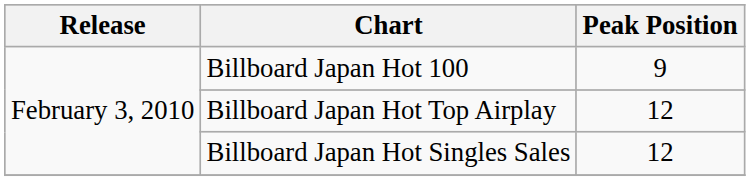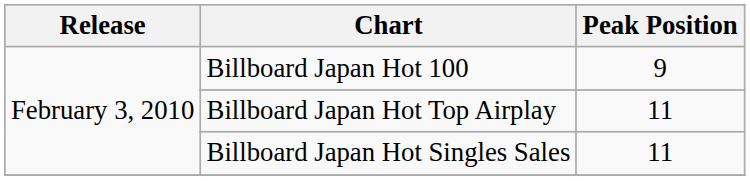(660, 110) 12 -> (660, 110) 11
(660, 152) 12 -> (660, 152) 11
